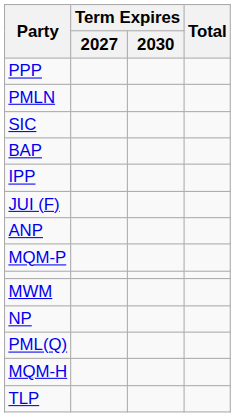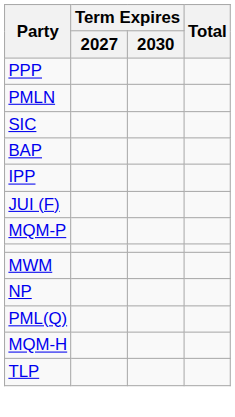- row: (26, 230)
